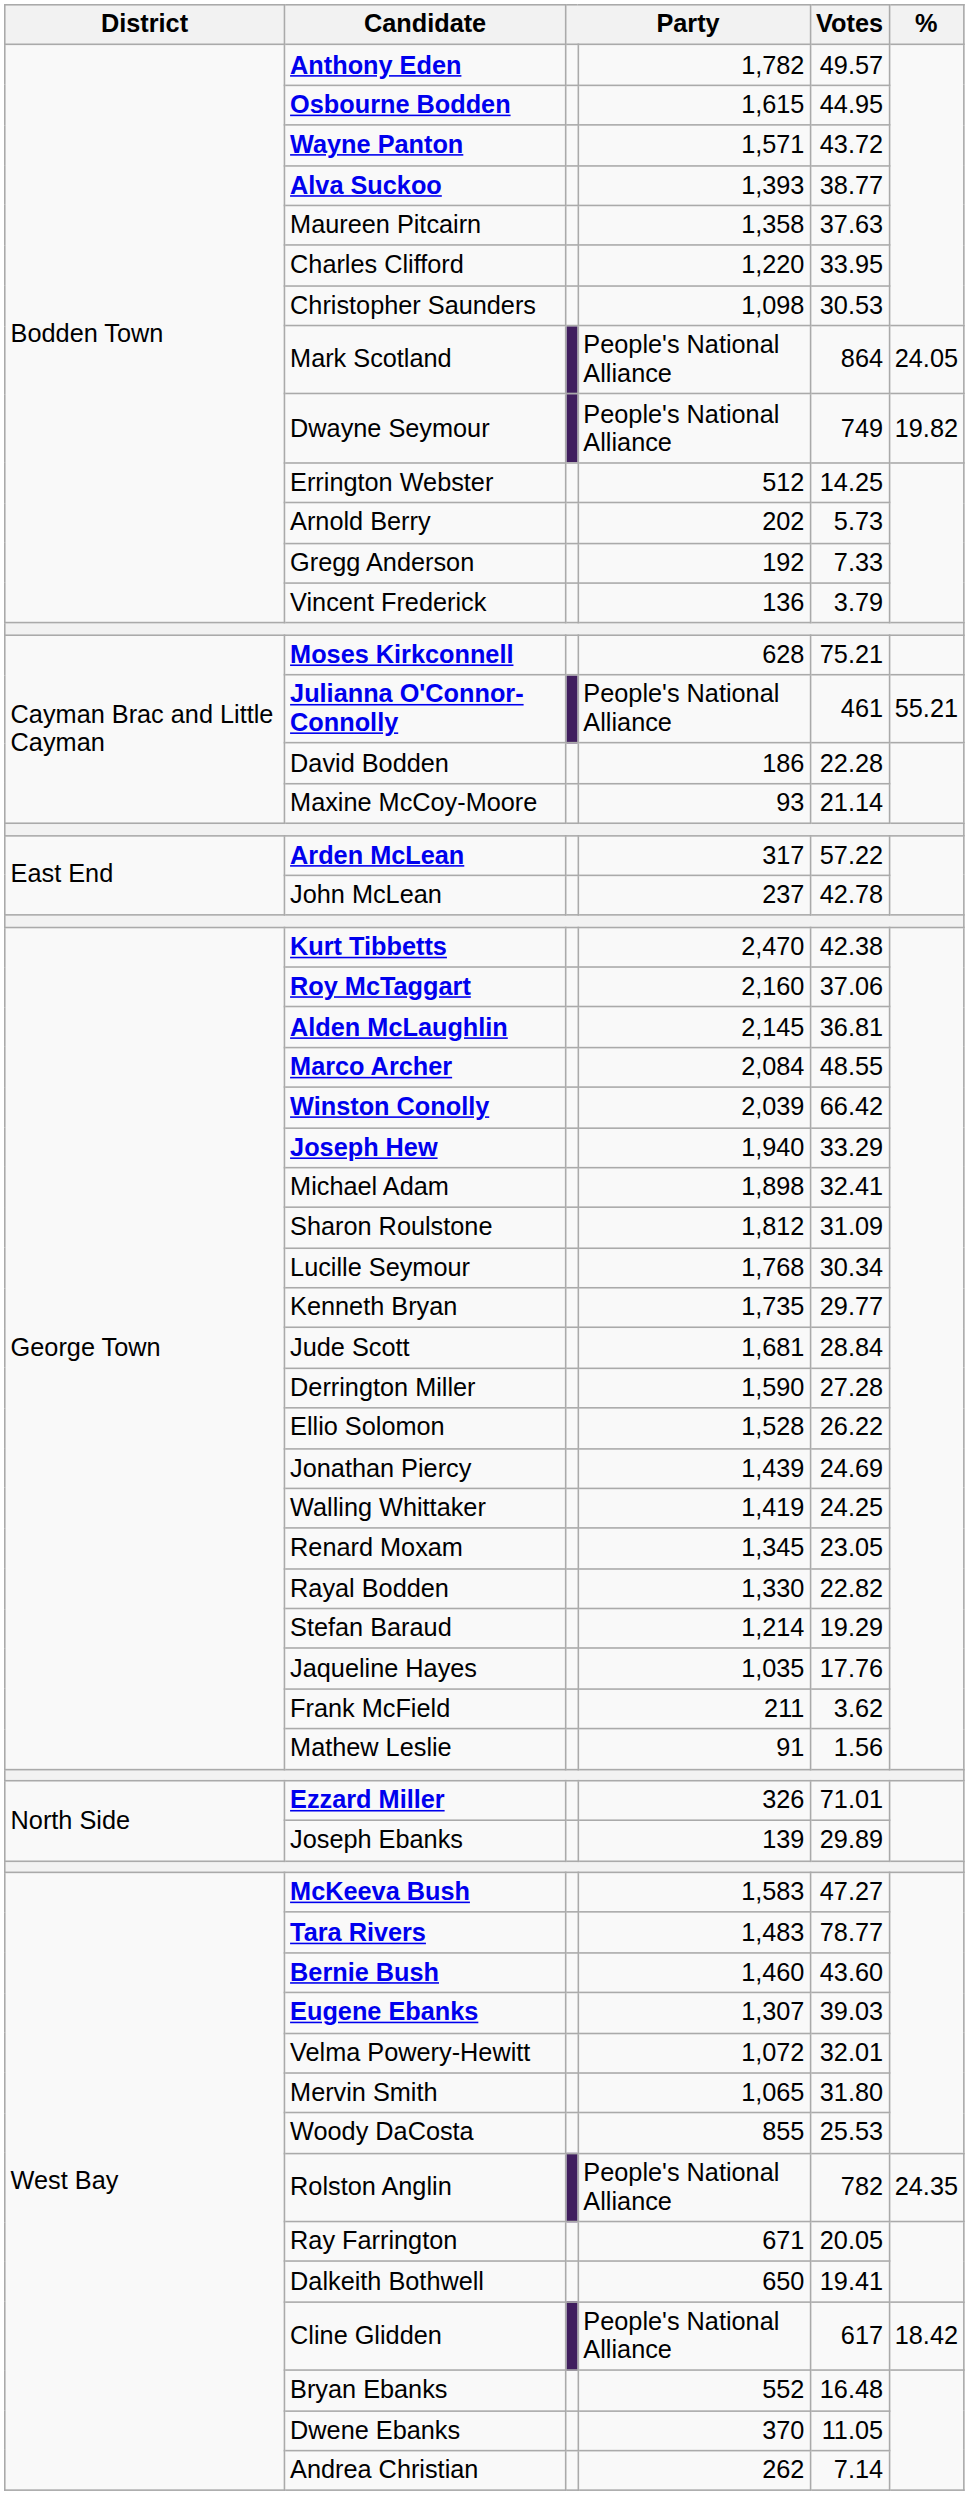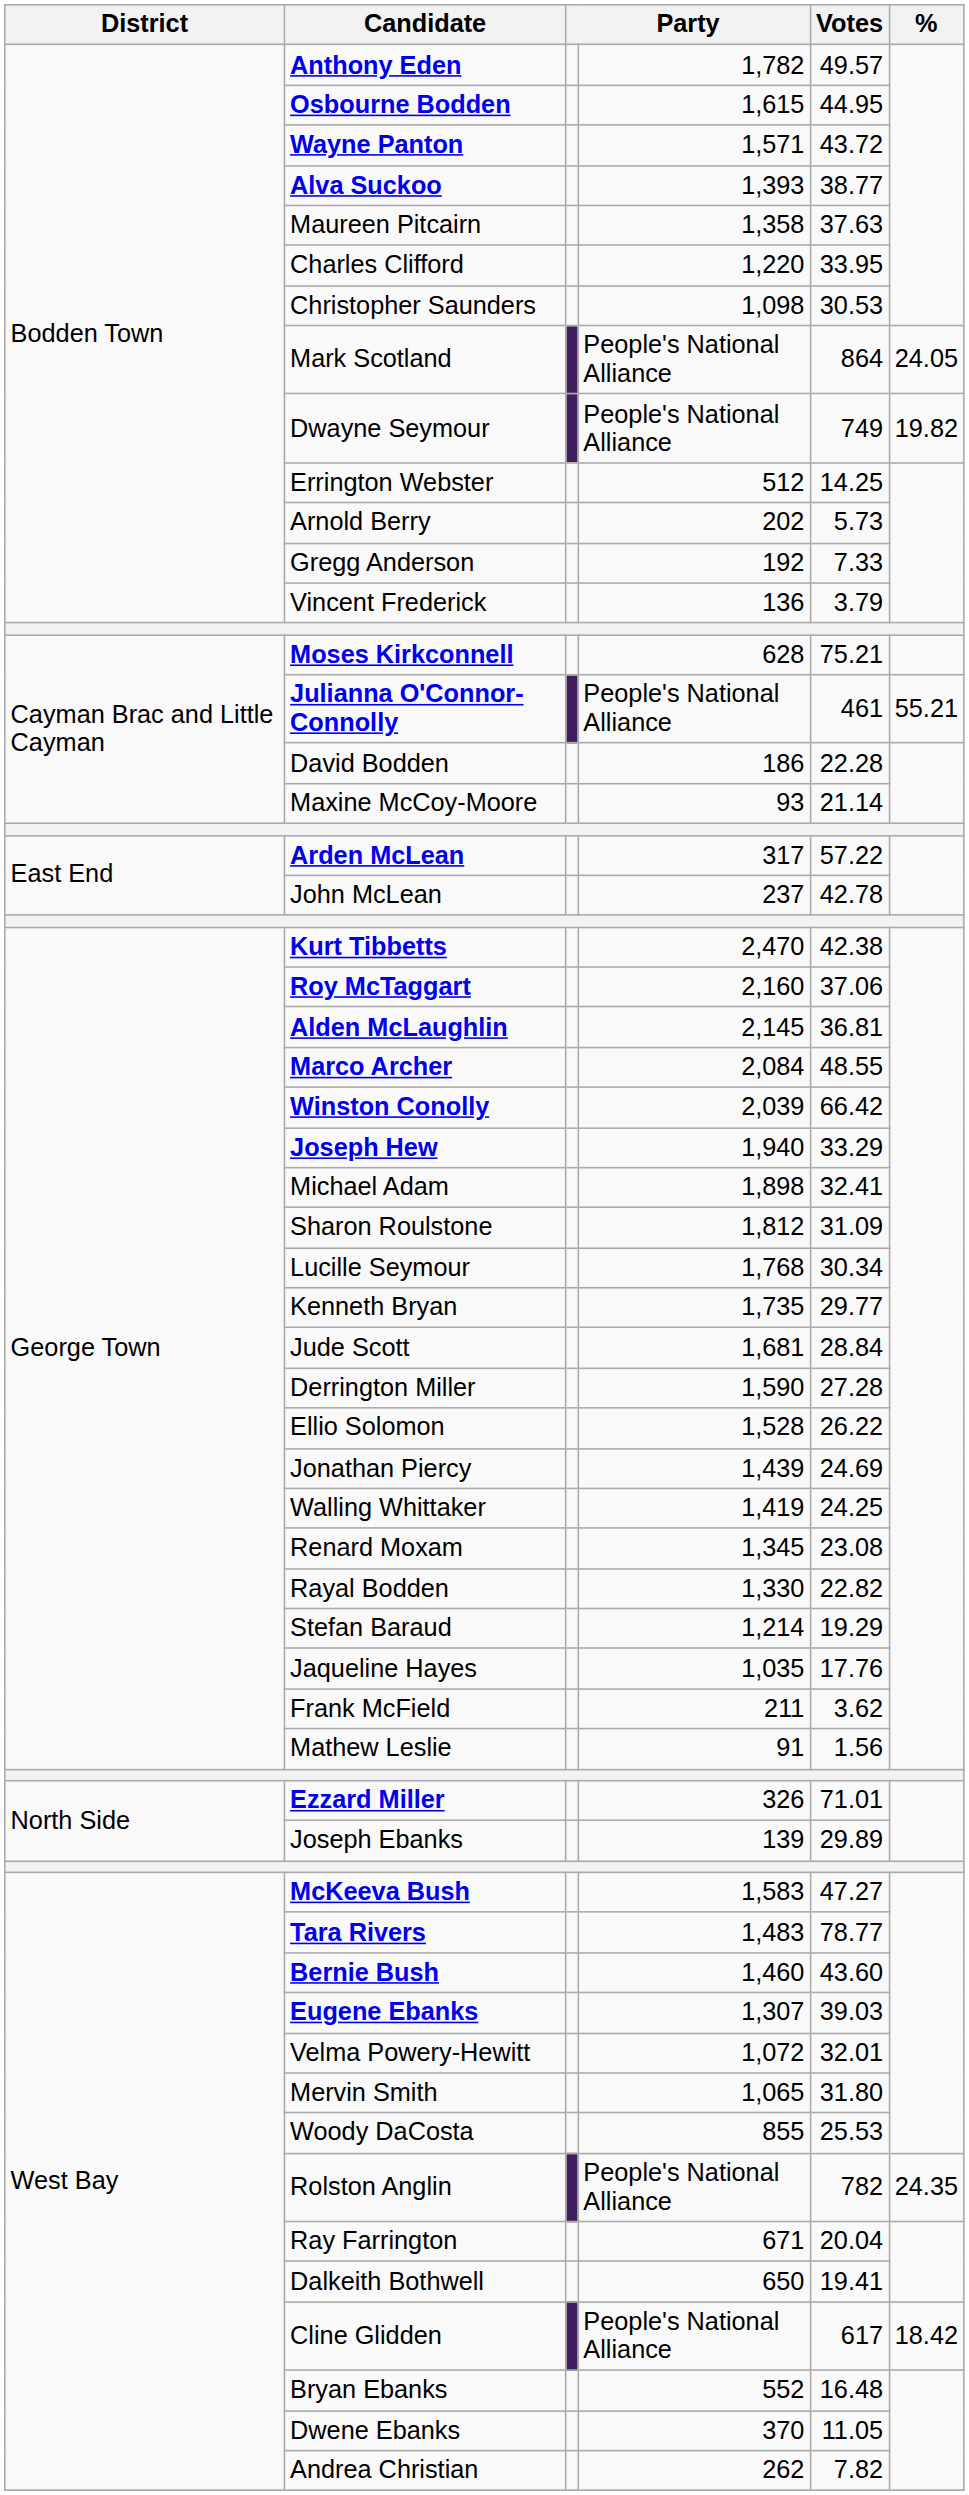(851, 1548) 23.05 -> (851, 1548) 23.08
(851, 2241) 20.05 -> (851, 2241) 20.04
(858, 2470) 7.14 -> (858, 2470) 7.82
